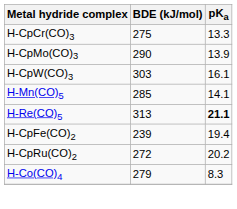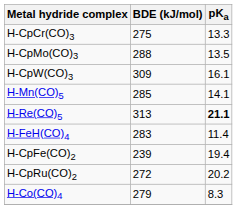(142, 54) 290 -> (142, 54) 288
(219, 54) 13.9 -> (219, 54) 13.5
(142, 74) 303 -> (142, 74) 309
+ row: (38, 134)
